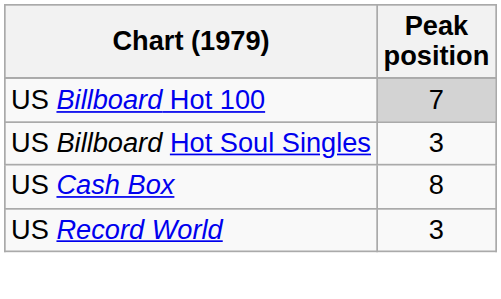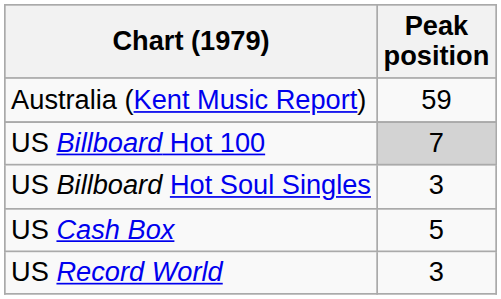+ row: (189, 99)
(436, 186) 8 -> (436, 229) 5
